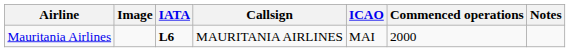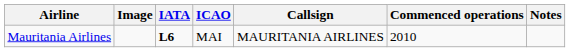columns swapped: (366, 15) <-> (270, 15)
(403, 36) 2000 -> (403, 36) 2010
